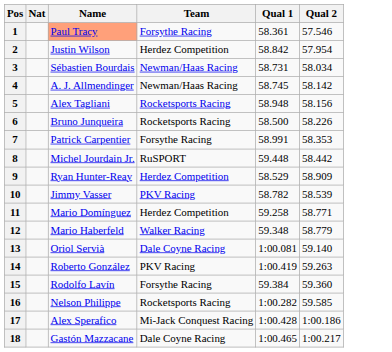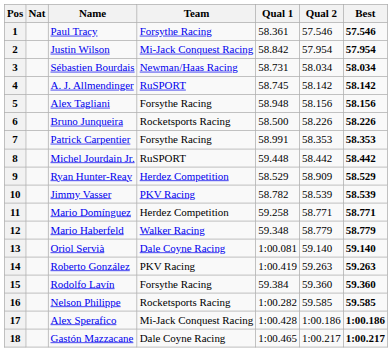+ column: (365, 13)
(74, 31) lightsalmon background -> (74, 31) no background
(184, 49) Herdez Competition -> (196, 49) Mi-Jack Conquest Racing
(189, 85) Newman/Haas Racing -> (163, 85) RuSPORT
(185, 103) Rocketsports Racing -> (176, 103) Forsythe Racing
